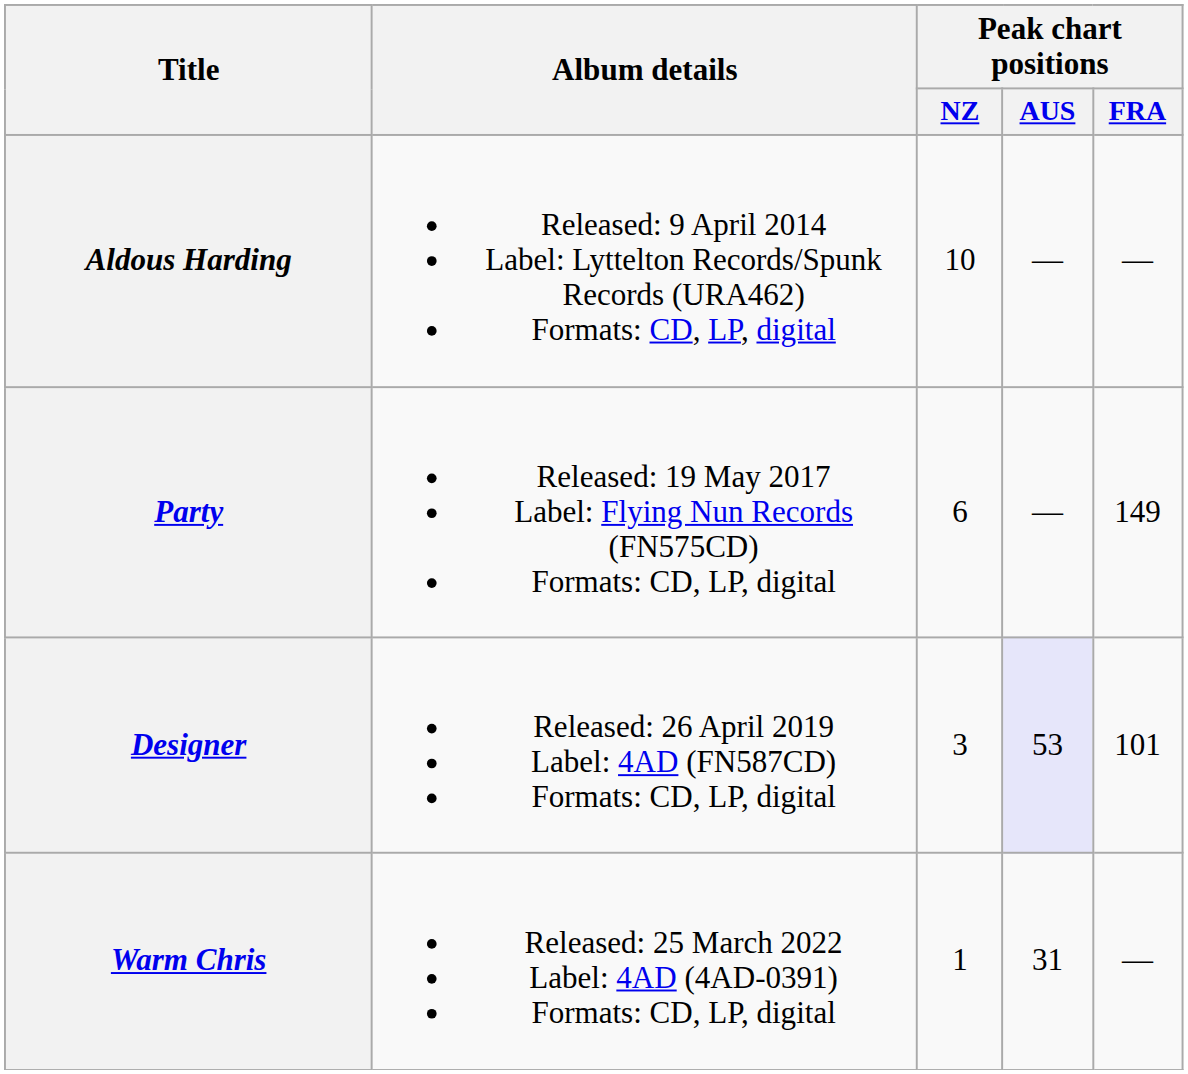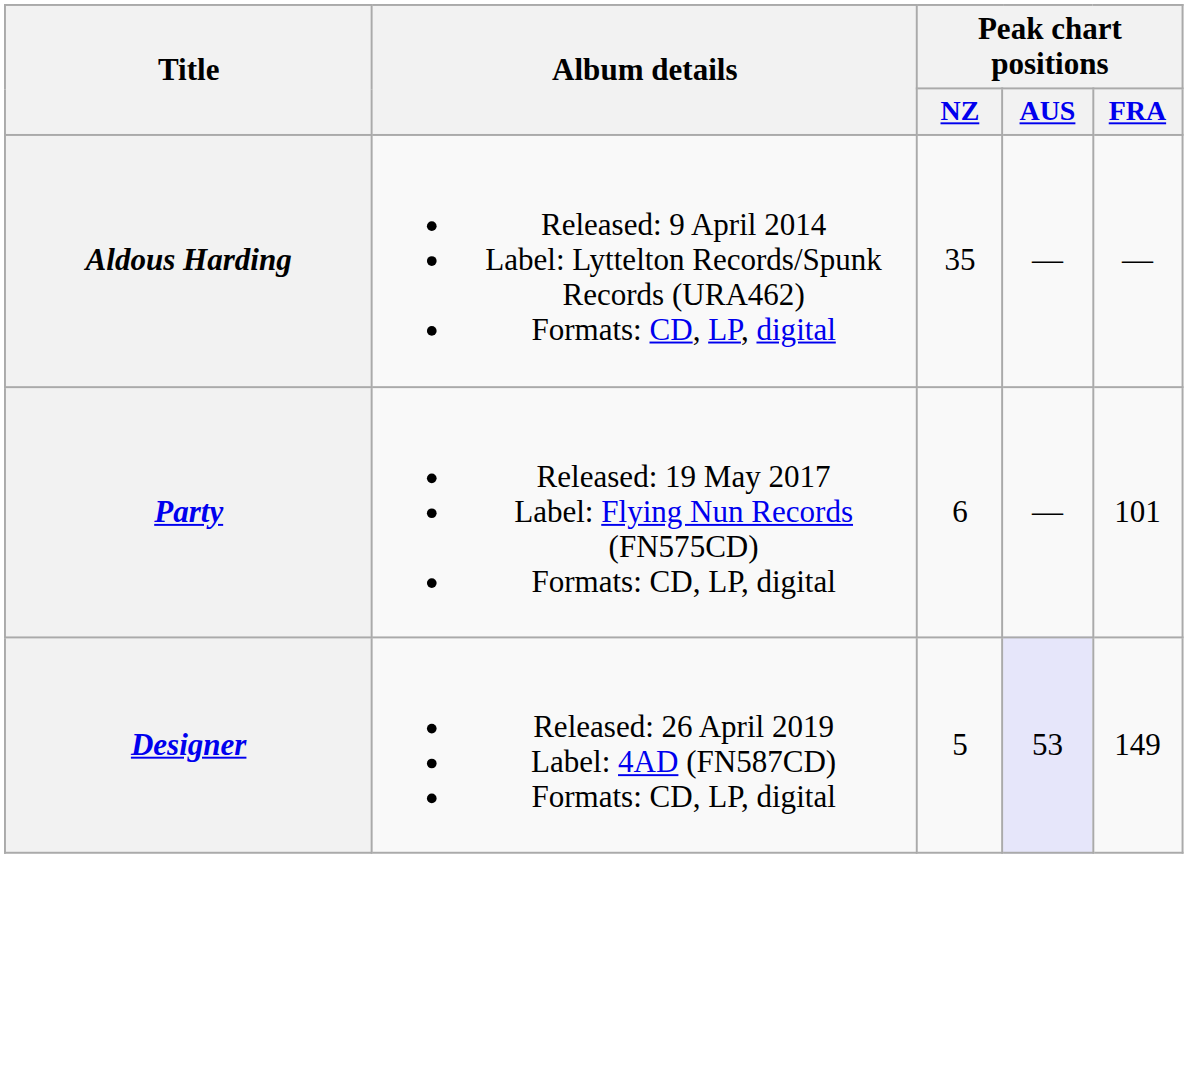(960, 260) 10 -> (960, 260) 35
(1137, 511) 149 -> (1137, 511) 101
(960, 744) 3 -> (960, 744) 5
(1137, 744) 101 -> (1137, 744) 149
- row: (189, 960)
